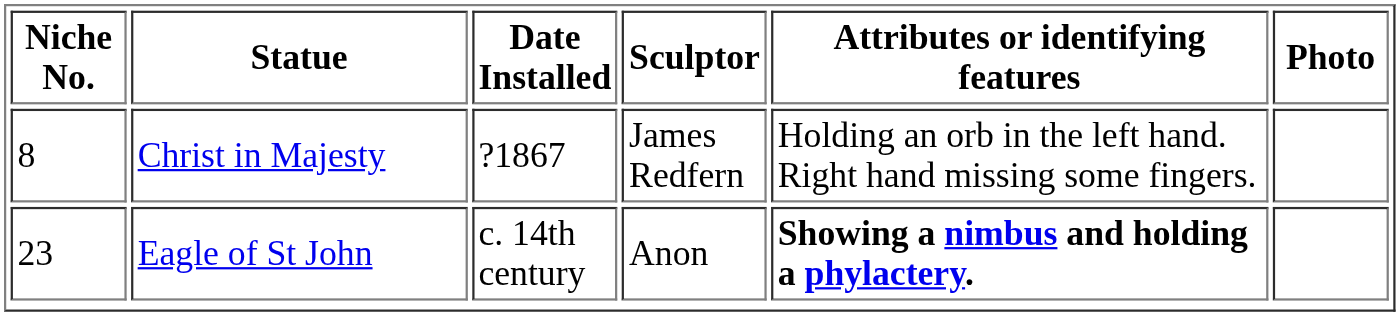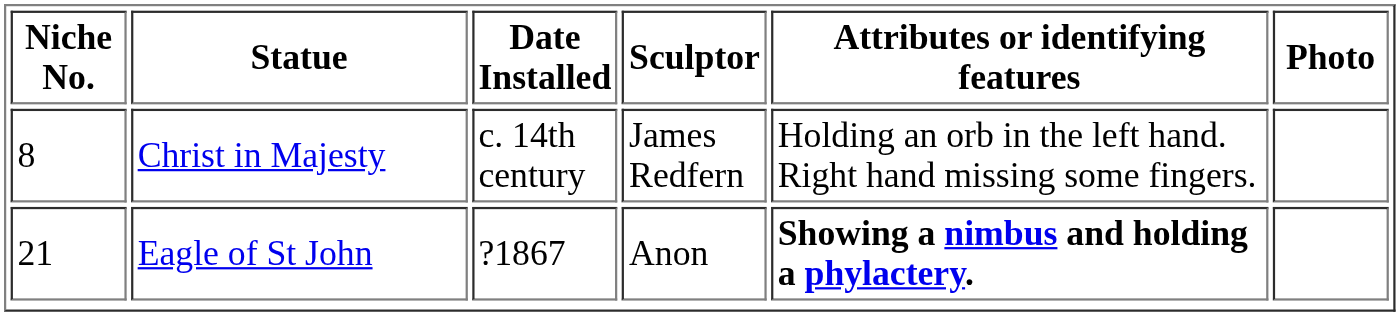(522, 155) ?1867 -> (532, 155) c. 14th century
(35, 253) 23 -> (35, 253) 21
(532, 253) c. 14th century -> (522, 253) ?1867
